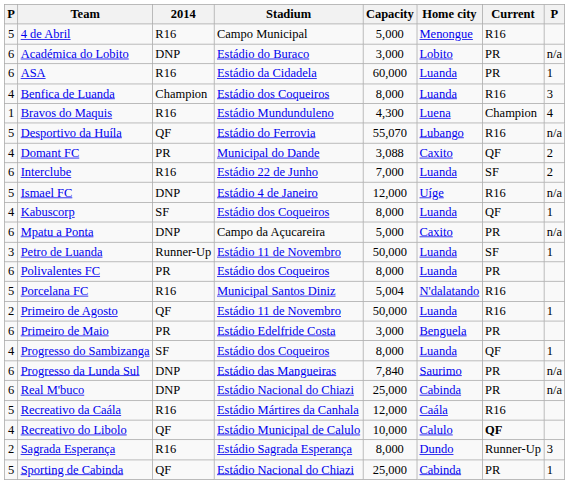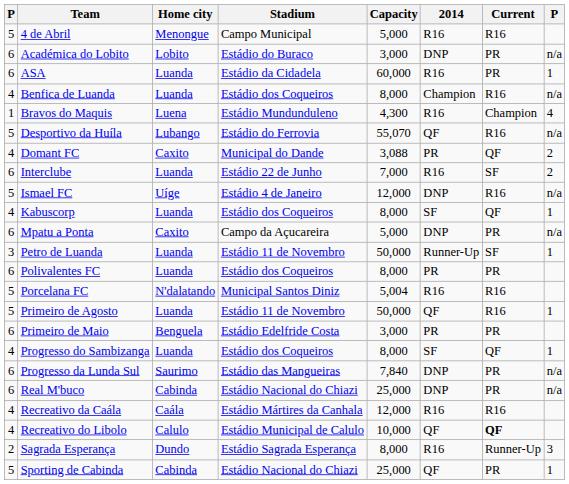columns swapped: (449, 14) <-> (183, 14)
(550, 93) 3 -> (554, 93) n/a
(11, 311) 2 -> (11, 311) 5
(11, 410) 5 -> (11, 410) 4
